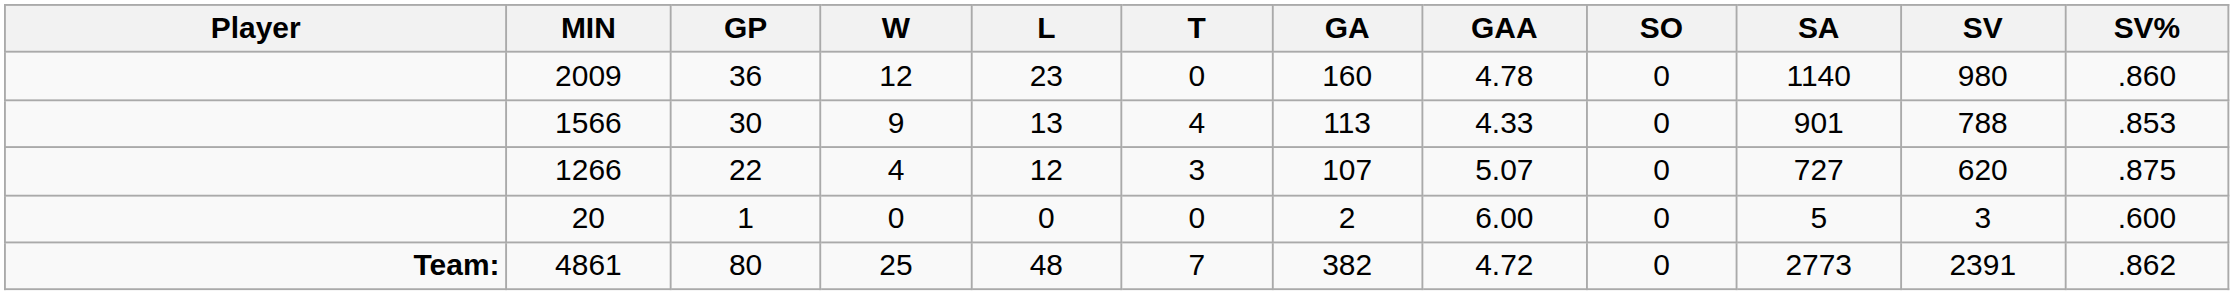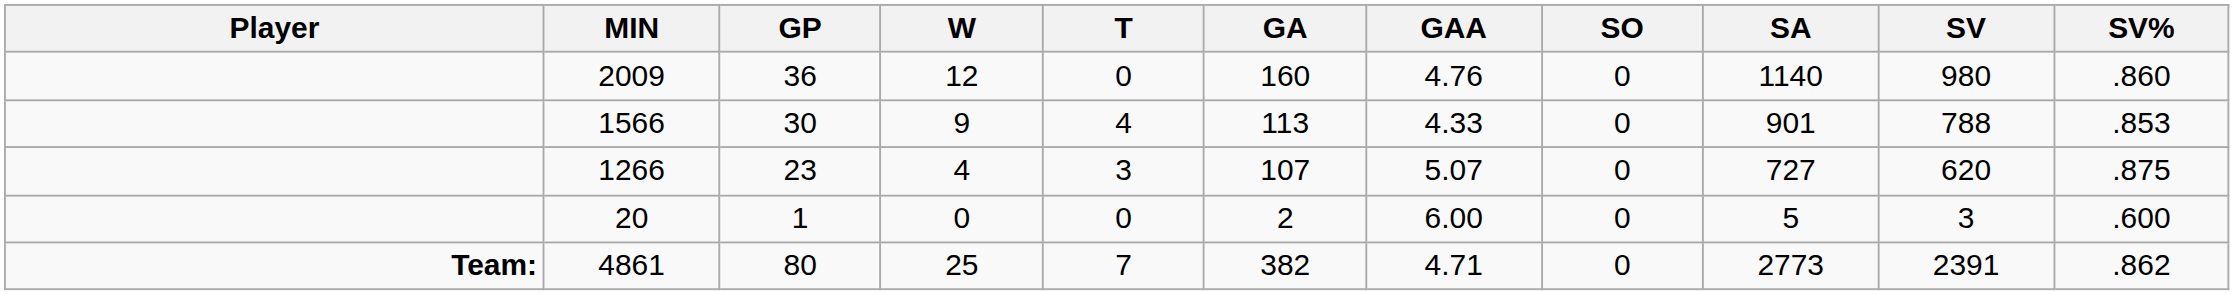- column: (1046, 28)
(1504, 75) 4.78 -> (1454, 75) 4.76
(746, 170) 22 -> (800, 170) 23
(1504, 265) 4.72 -> (1454, 265) 4.71
